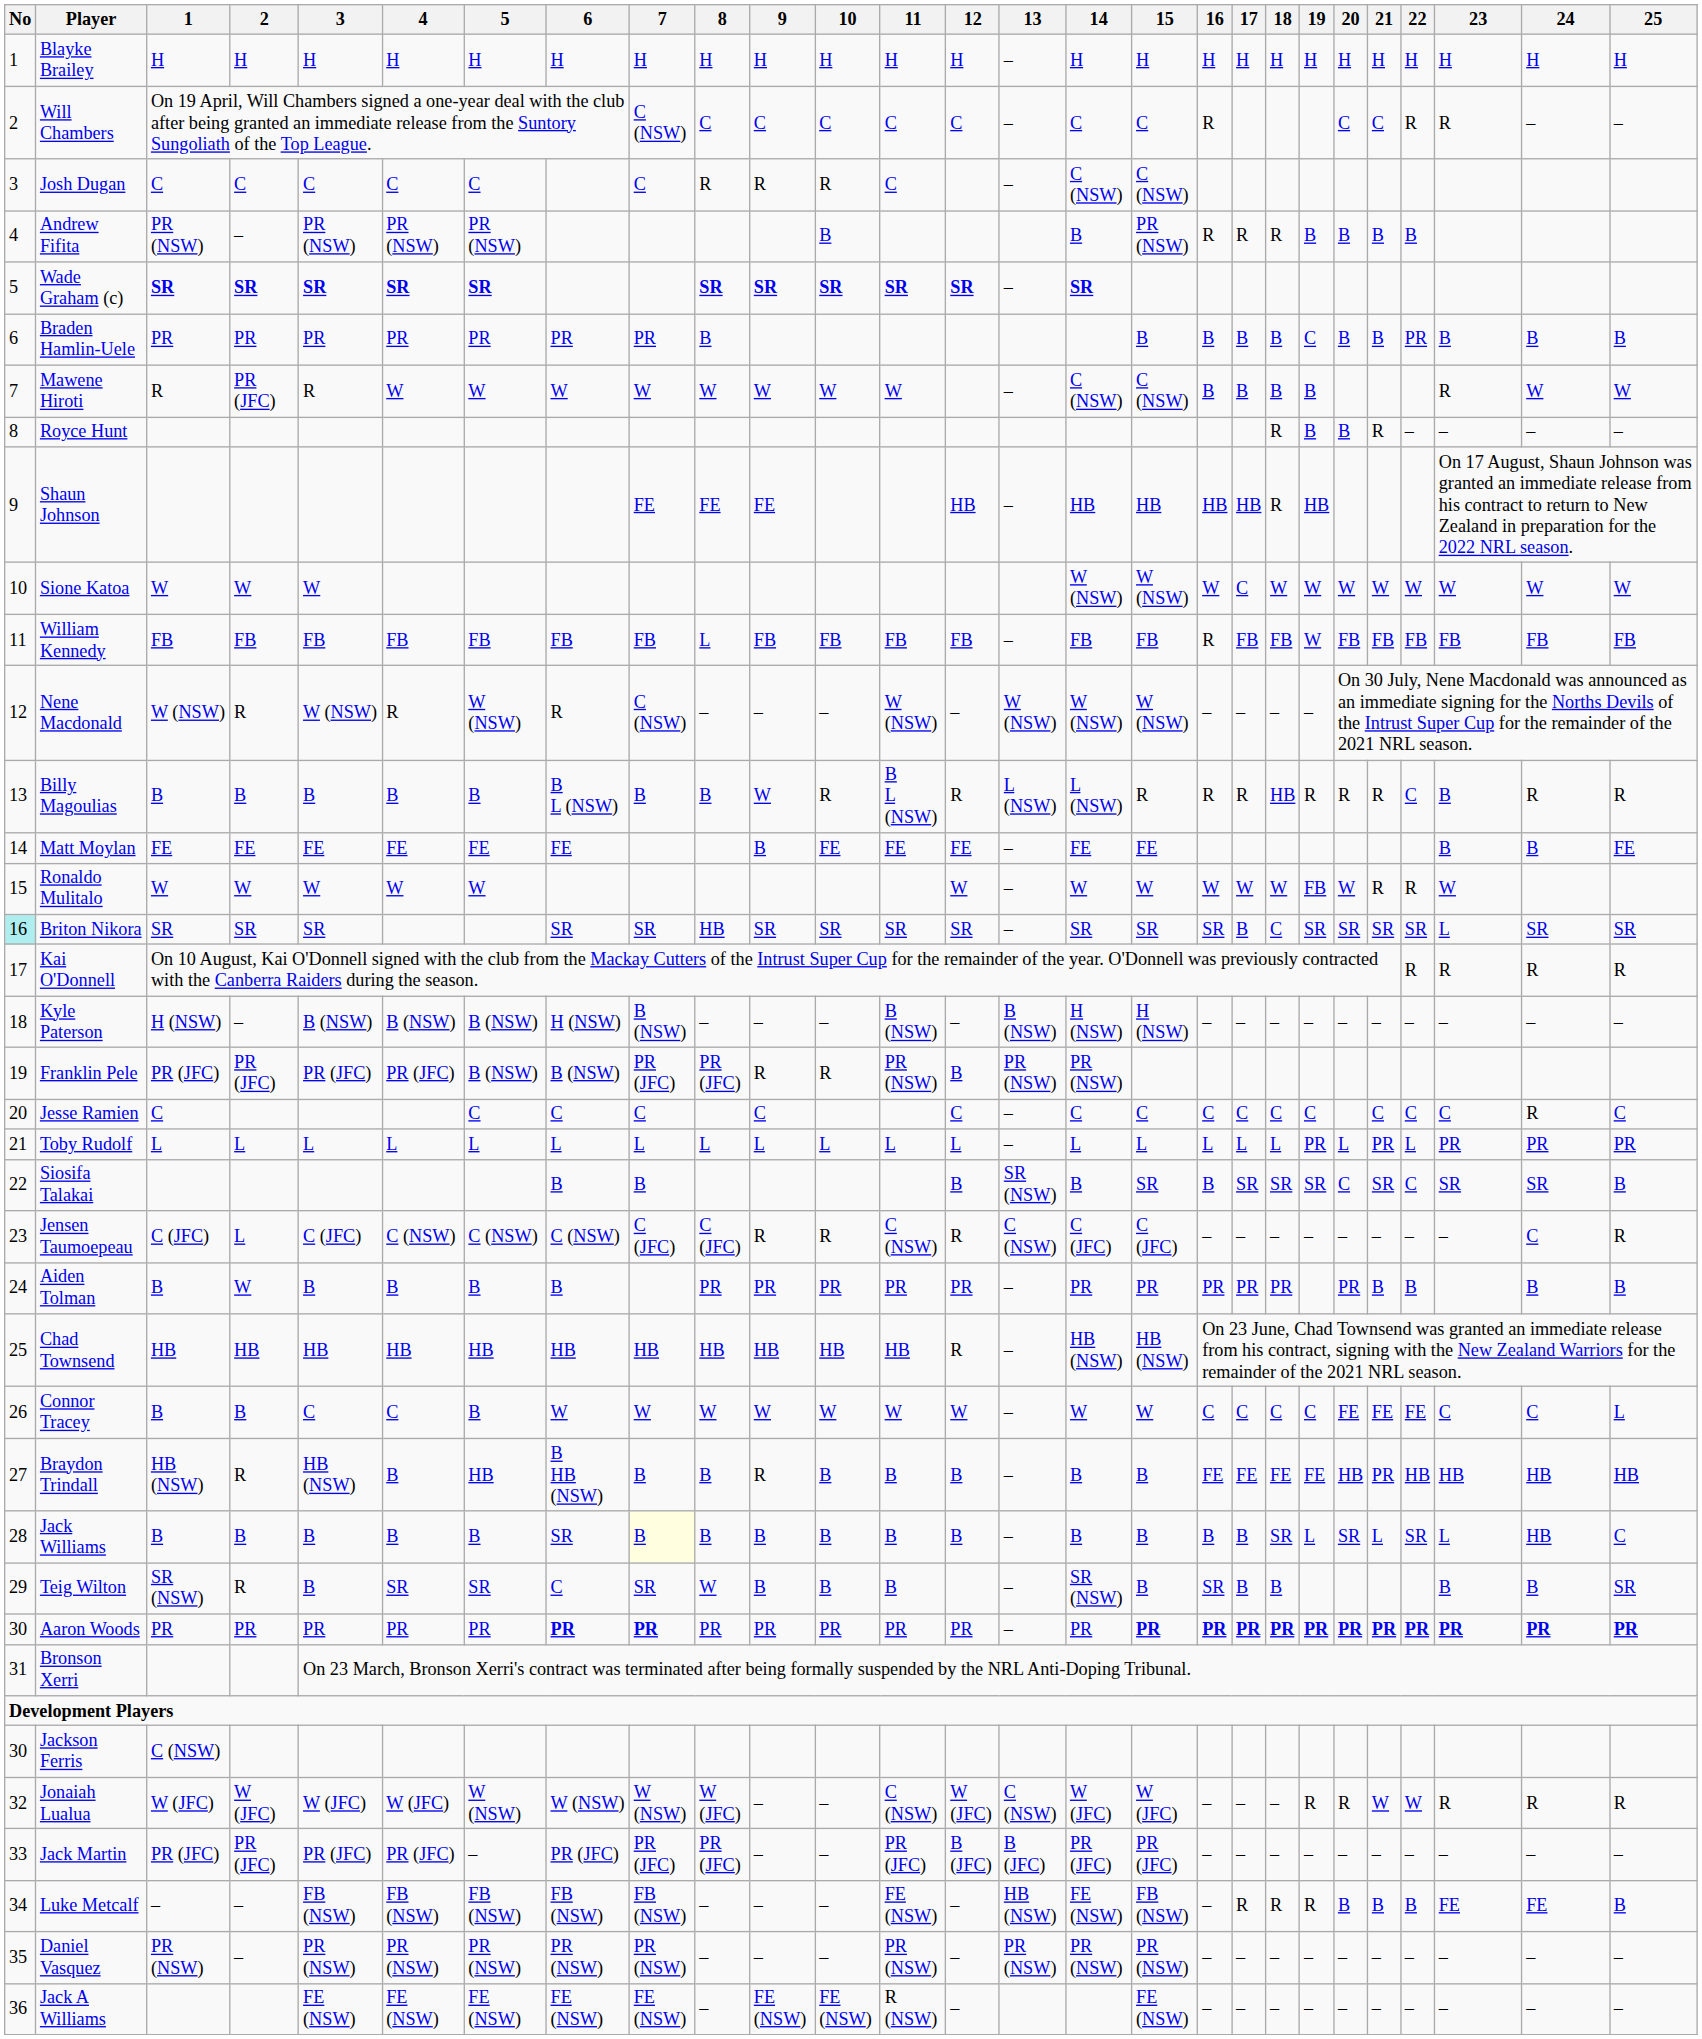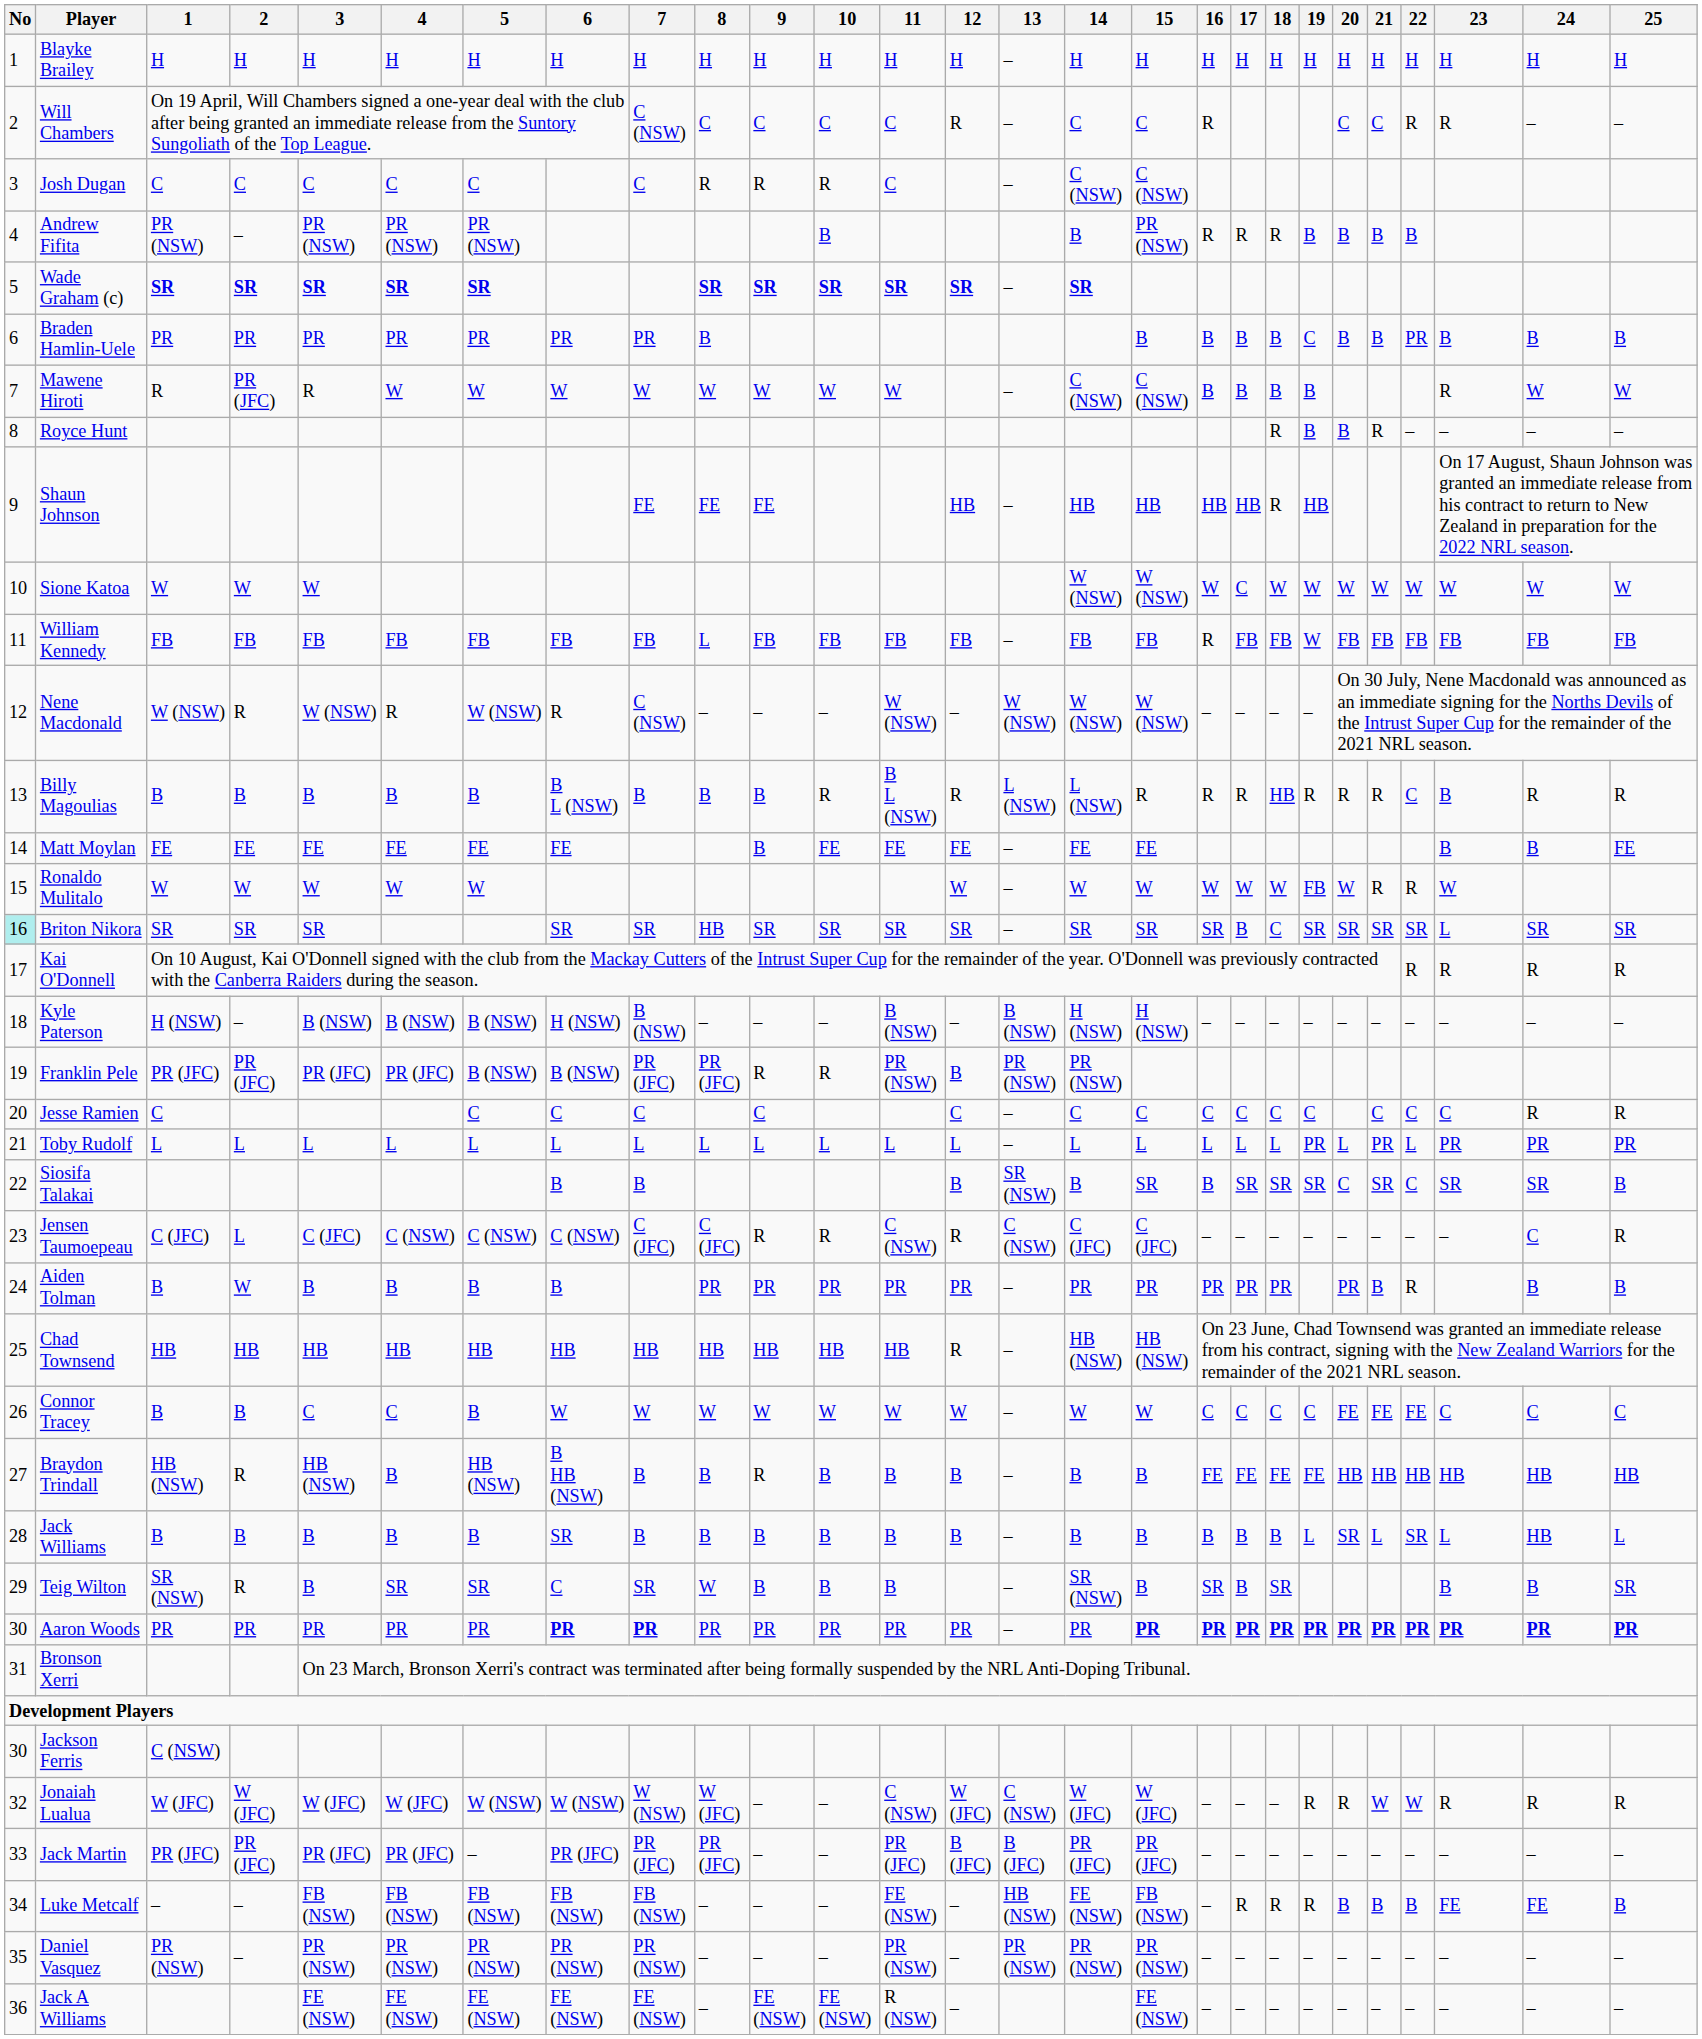(956, 122) C -> (956, 122) R
(762, 795) W -> (759, 795) B
(1620, 1113) C -> (1620, 1113) R
(1411, 1287) B -> (1411, 1287) R
(1619, 1411) L -> (1620, 1411) C
(481, 1474) HB -> (494, 1474) HB (NSW)
(1383, 1474) PR -> (1384, 1474) HB
(640, 1536) lightyellow background -> (639, 1536) no background
(1281, 1536) SR -> (1276, 1536) B
(1620, 1536) C -> (1619, 1536) L
(1276, 1587) B -> (1281, 1587) SR
